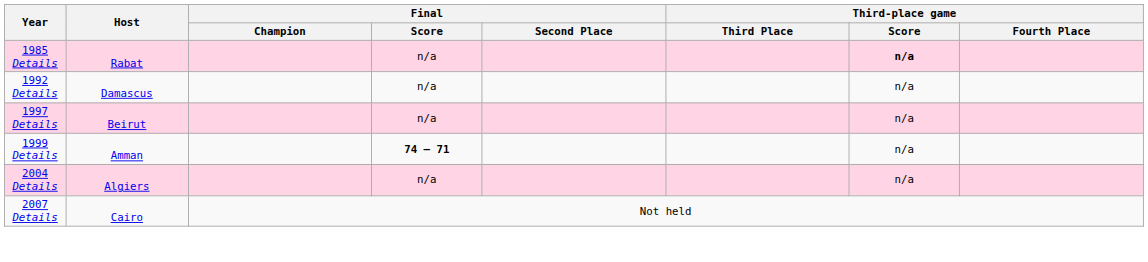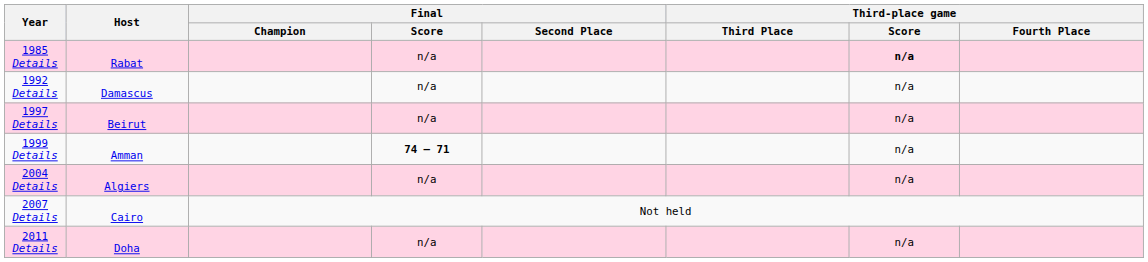+ row: (35, 242)
